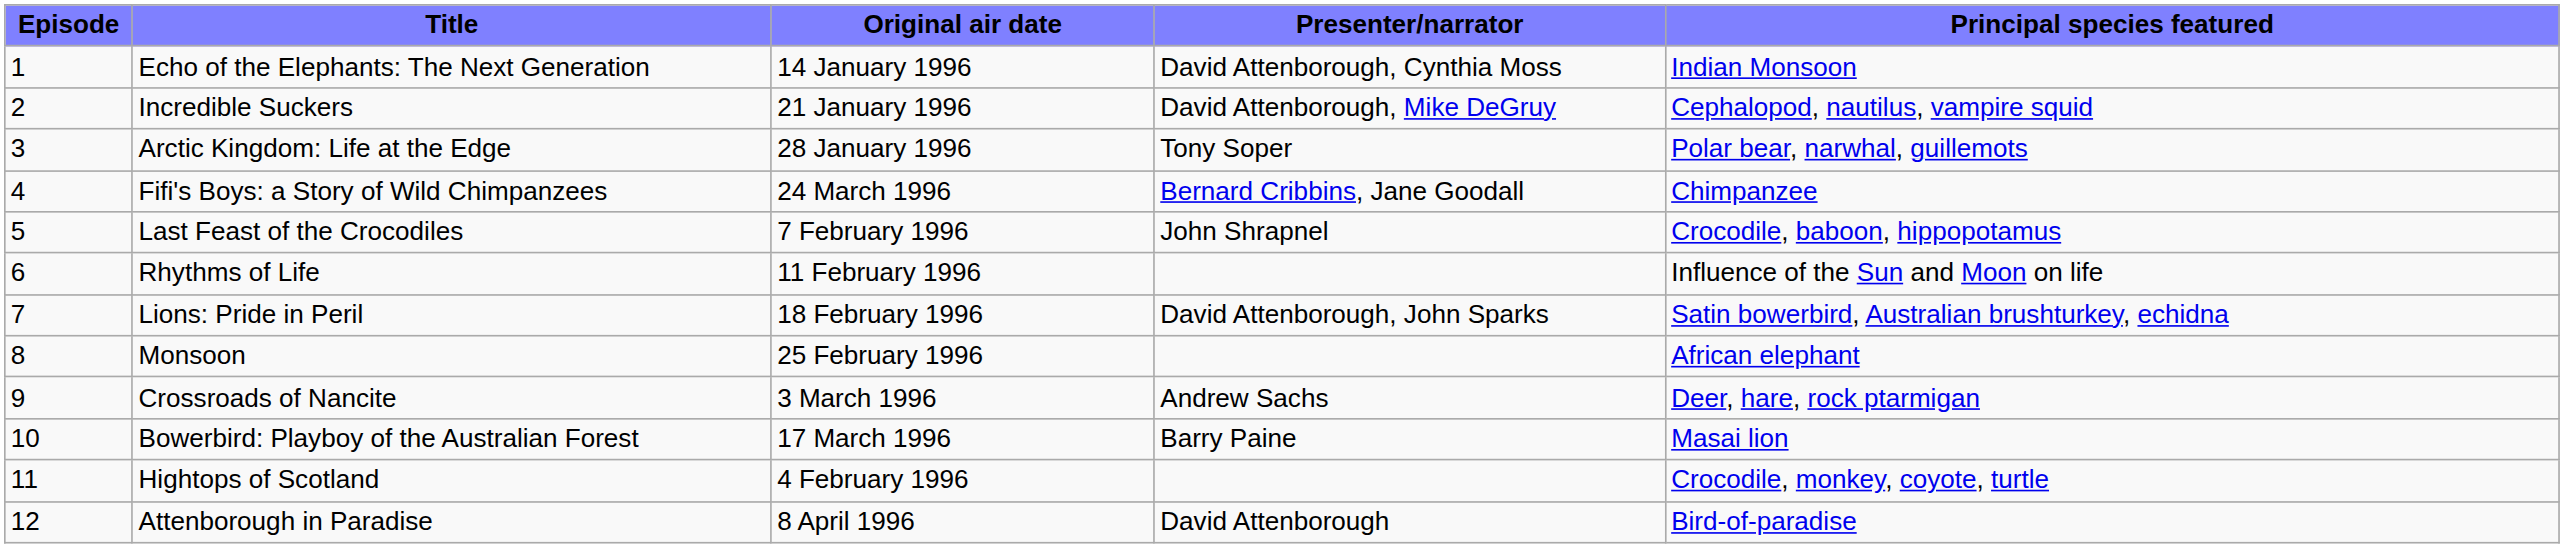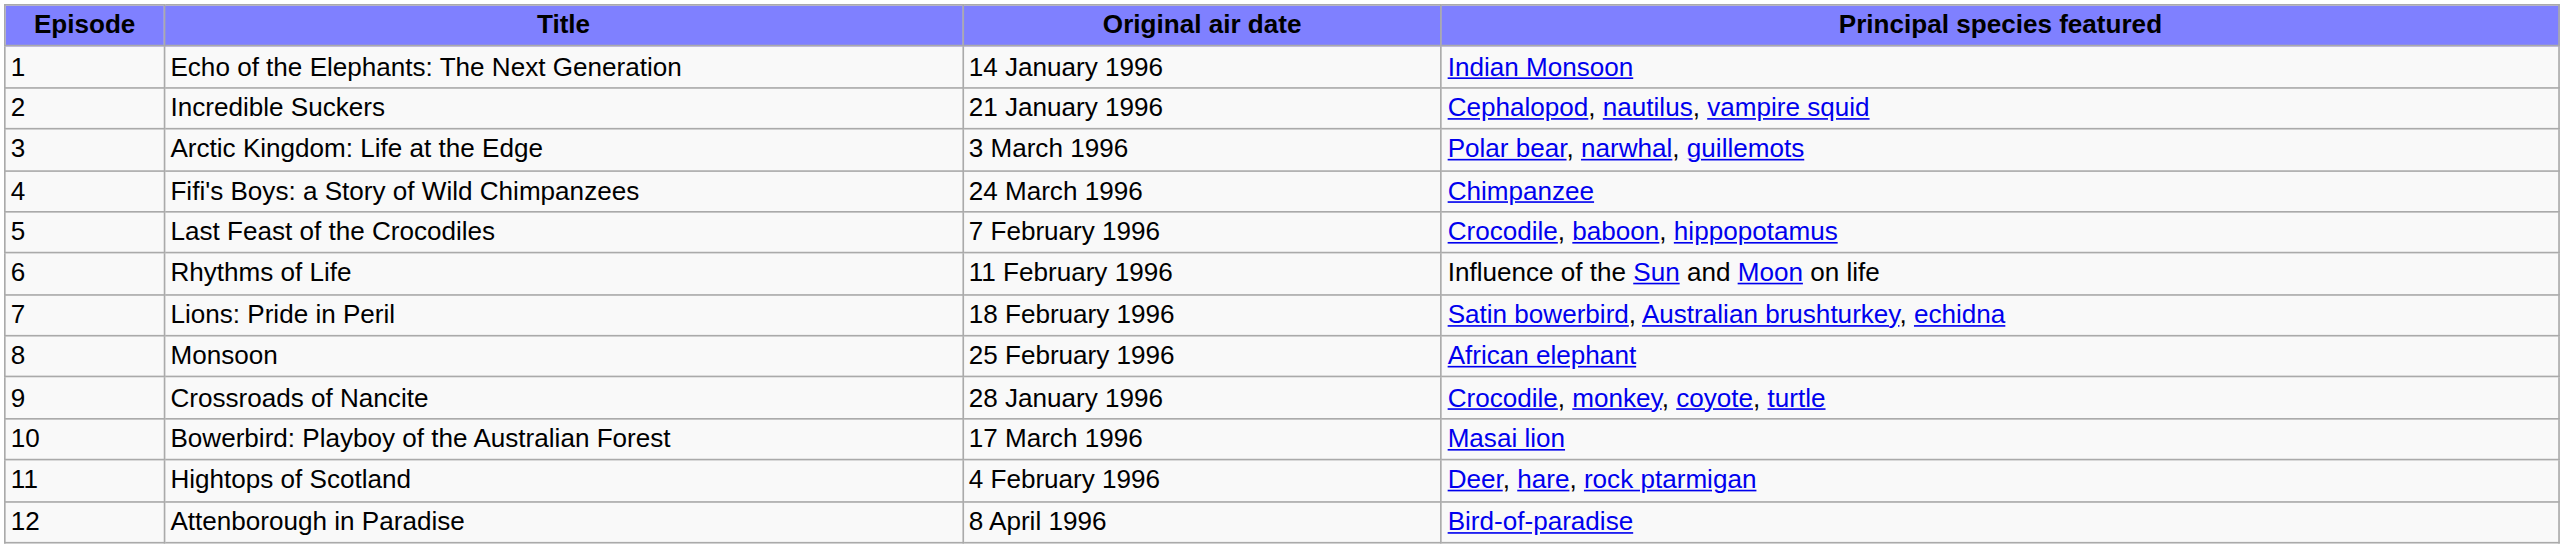- column: (1410, 25)
(874, 149) 28 January 1996 -> (1048, 149) 3 March 1996
(857, 397) 3 March 1996 -> (1066, 397) 28 January 1996
(1826, 397) Deer, hare, rock ptarmigan -> (1637, 397) Crocodile, monkey, coyote, turtle
(1860, 480) Crocodile, monkey, coyote, turtle -> (1602, 480) Deer, hare, rock ptarmigan
